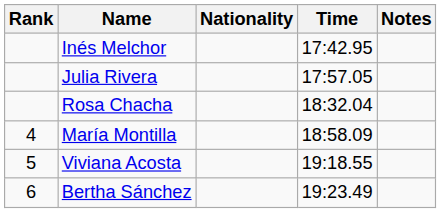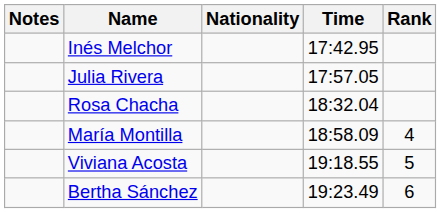columns swapped: (31, 18) <-> (406, 18)
